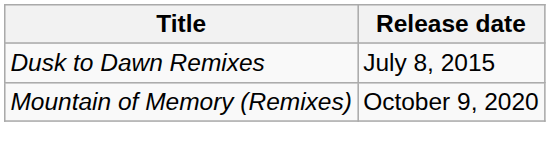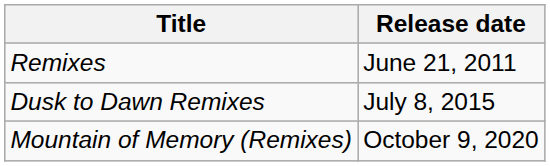+ row: (58, 62)
